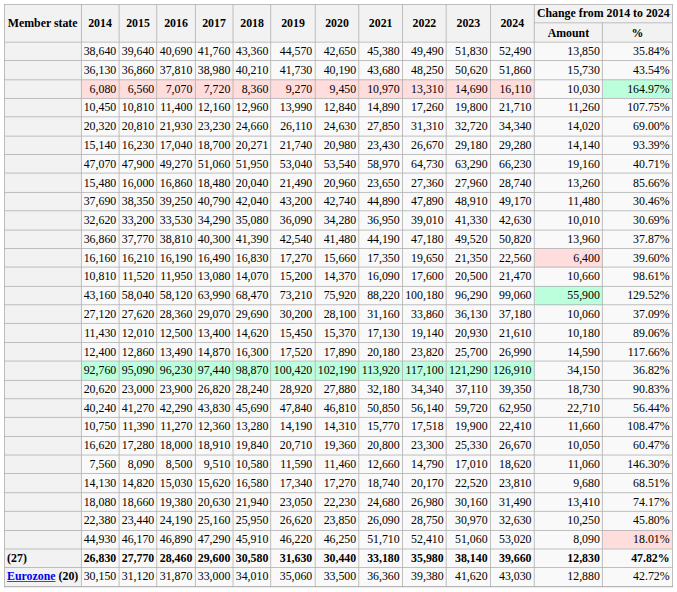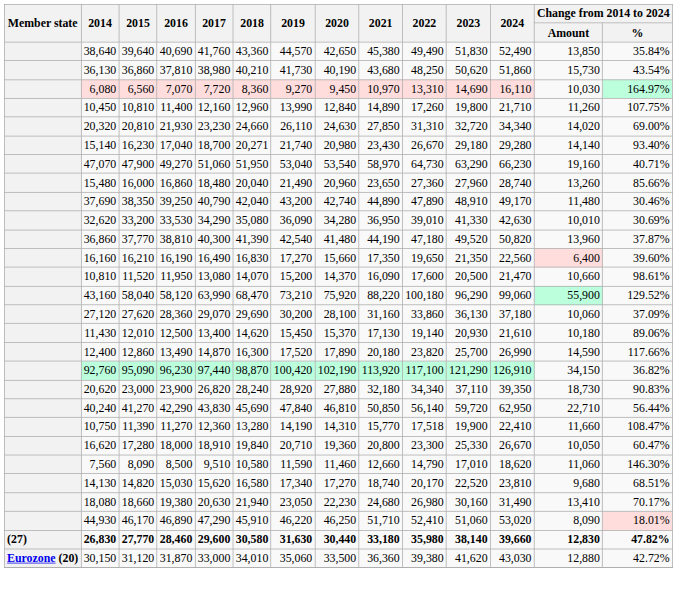(651, 145) 93.39% -> (651, 145) 93.40%
(651, 502) 74.17% -> (651, 502) 70.17%
- row: (100, 520)
